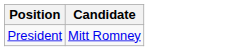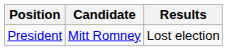+ column: (183, 14)
